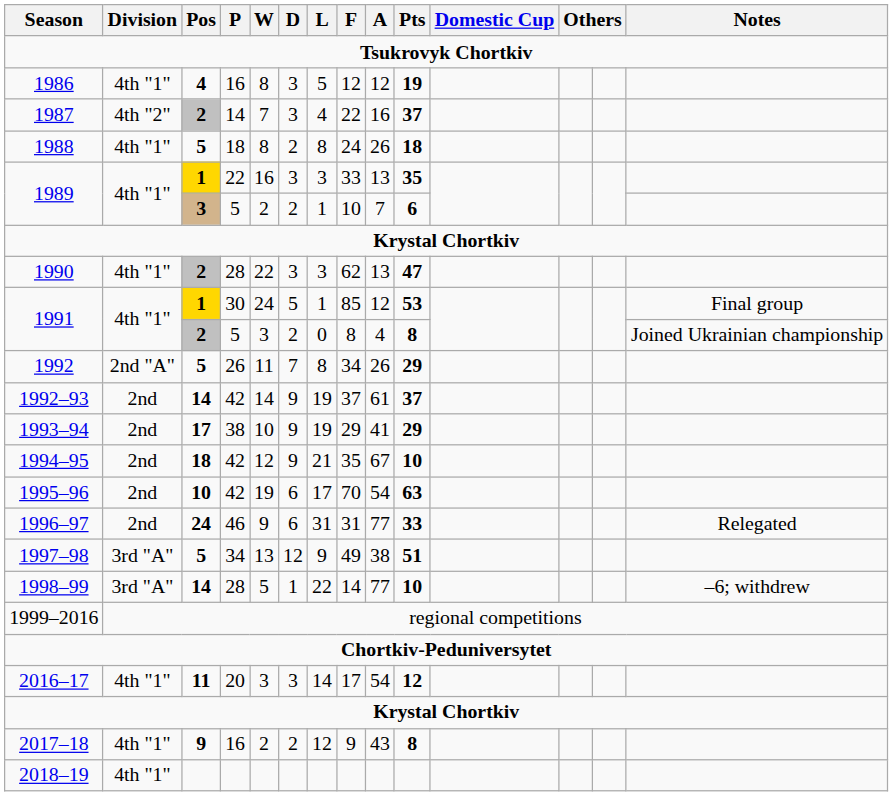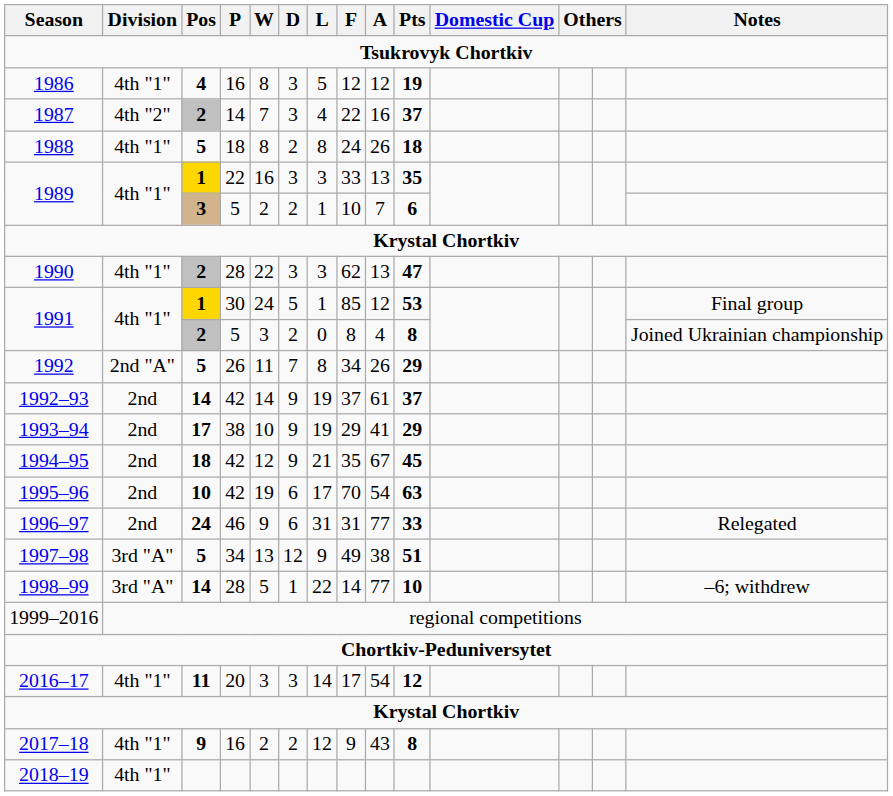(412, 460) 10 -> (412, 460) 45
